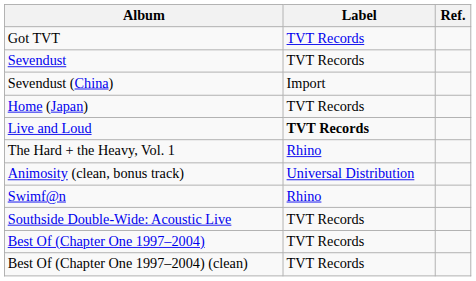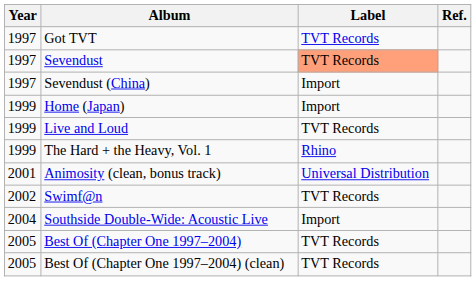+ column: (23, 15)
(325, 60) no background -> (340, 60) lightsalmon background
(325, 106) TVT Records -> (321, 106) Import
(328, 128) bold -> (340, 128) normal
(304, 196) Rhino -> (340, 196) TVT Records
(325, 219) TVT Records -> (321, 219) Import
